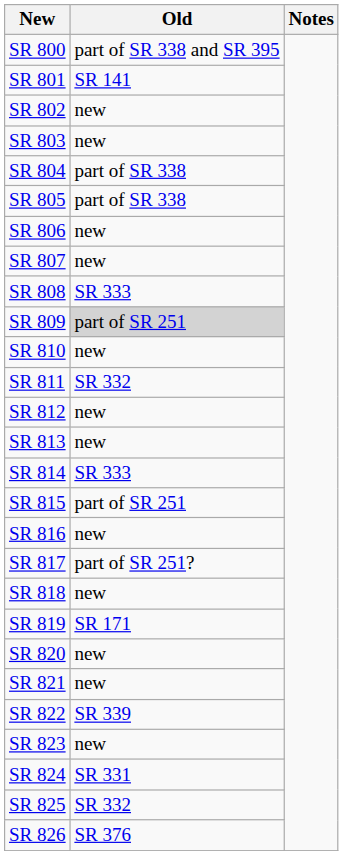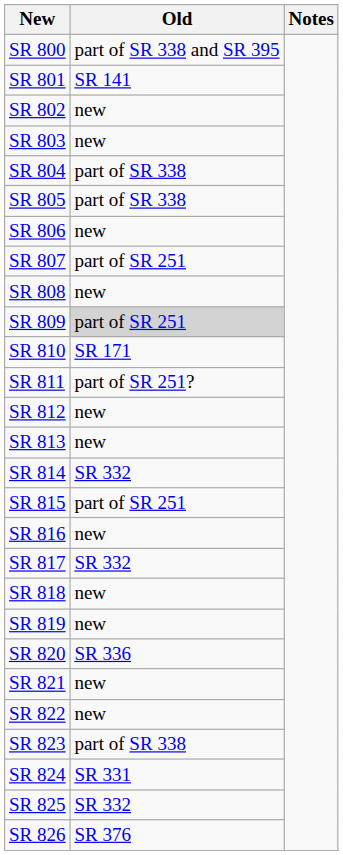(90, 261) new -> (130, 261) part of SR 251
(103, 291) SR 333 -> (90, 291) new
(90, 351) new -> (103, 351) SR 171
(103, 381) SR 332 -> (134, 381) part of SR 251?
(103, 472) SR 333 -> (103, 472) SR 332
(134, 563) part of SR 251? -> (103, 563) SR 332
(103, 623) SR 171 -> (90, 623) new
(90, 653) new -> (103, 653) SR 336
(103, 714) SR 339 -> (90, 714) new
(90, 744) new -> (130, 744) part of SR 338
